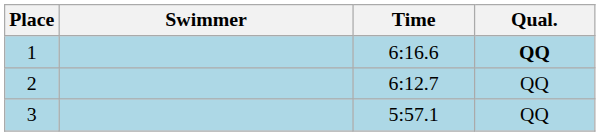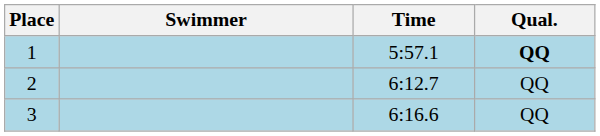(414, 51) 6:16.6 -> (414, 51) 5:57.1
(414, 114) 5:57.1 -> (414, 114) 6:16.6
